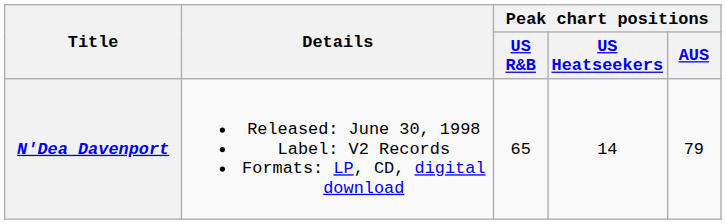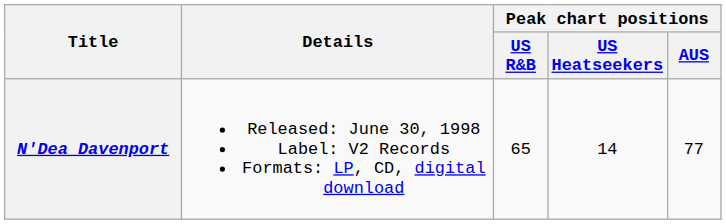(694, 149) 79 -> (694, 149) 77
